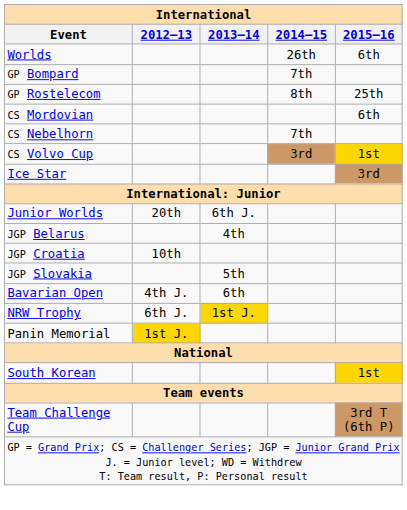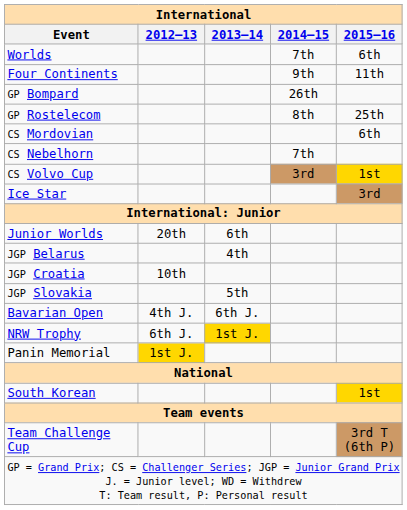(301, 54) 26th -> (303, 54) 7th
+ row: (63, 74)
(301, 74) 7th -> (303, 94) 26th
(234, 214) 6th J. -> (237, 234) 6th
(234, 293) 6th -> (237, 313) 6th J.
